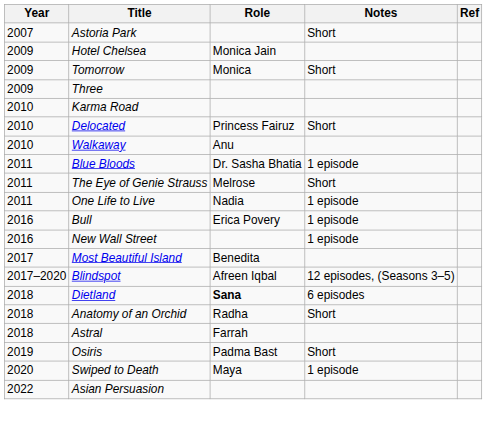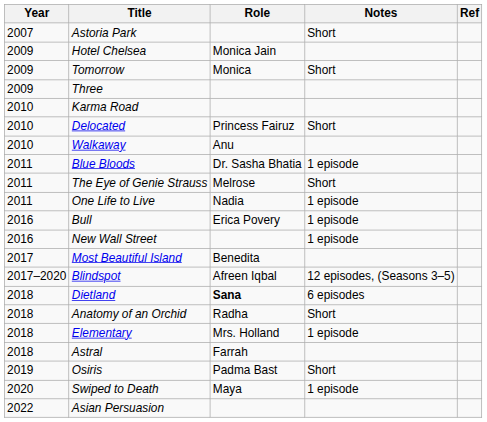+ row: (102, 333)
